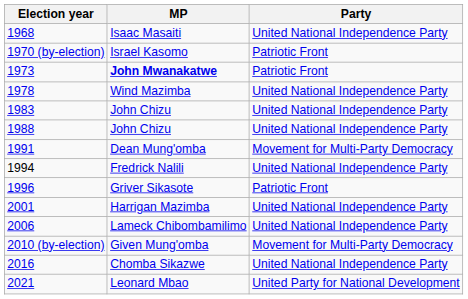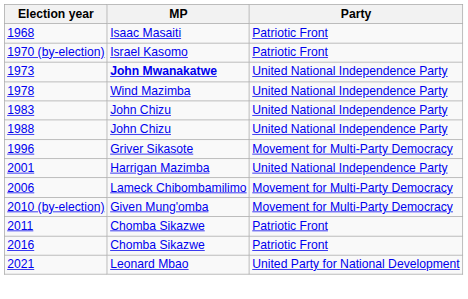(350, 33) United National Independence Party -> (290, 33) Patriotic Front
(290, 71) Patriotic Front -> (350, 71) United National Independence Party
- row: (21, 149)
- row: (21, 168)
(290, 187) Patriotic Front -> (353, 149) Movement for Multi-Party Democracy
(350, 226) United National Independence Party -> (353, 187) Movement for Multi-Party Democracy
+ row: (20, 226)
(350, 264) United National Independence Party -> (290, 245) Patriotic Front
